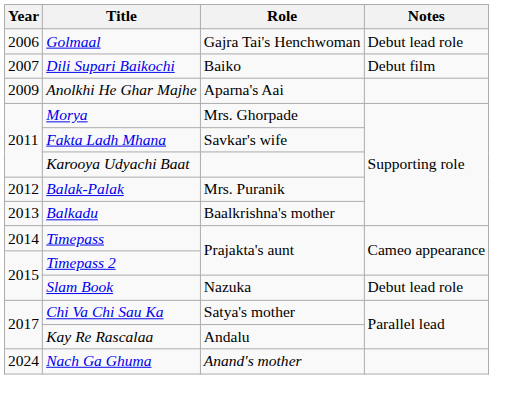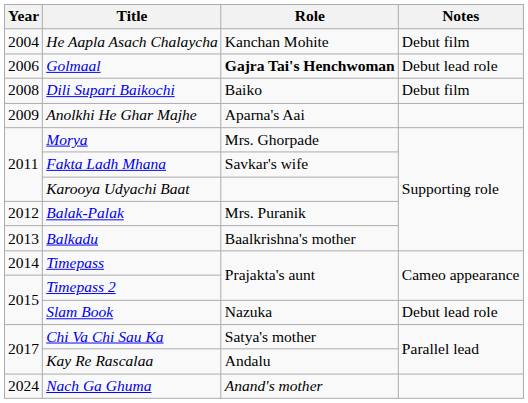+ row: (132, 41)
(282, 41) normal -> (310, 66) bold
(24, 66) 2007 -> (24, 90) 2008
